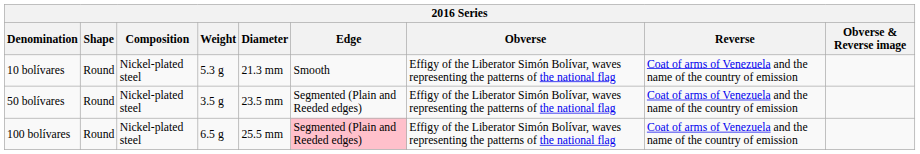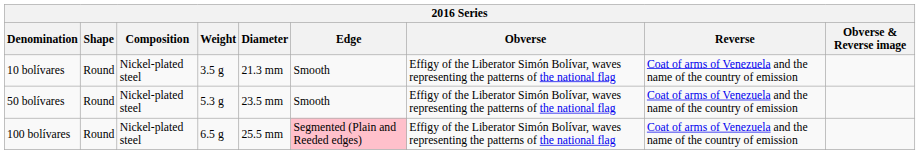(212, 70) 5.3 g -> (212, 70) 3.5 g
(212, 102) 3.5 g -> (212, 102) 5.3 g
(345, 102) Segmented (Plain and Reeded edges) -> (312, 102) Smooth
